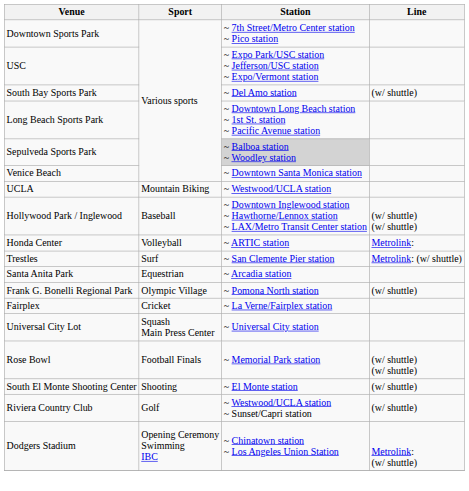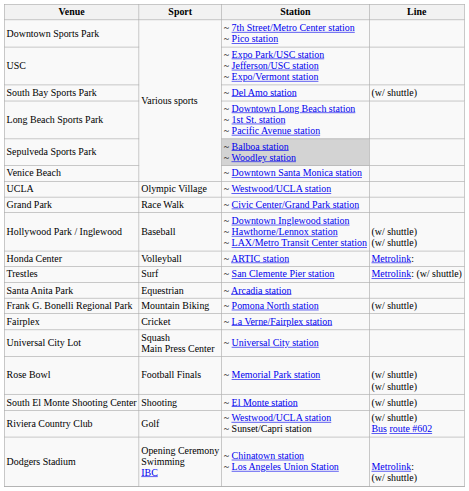(175, 189) Mountain Biking -> (174, 189) Olympic Village
+ row: (29, 205)
(174, 290) Olympic Village -> (175, 306) Mountain Biking
(394, 408) (w/ shuttle) -> (402, 423) (w/ shuttle) Bus route #602
